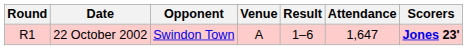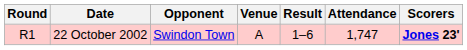(362, 34) 1,647 -> (362, 34) 1,747
